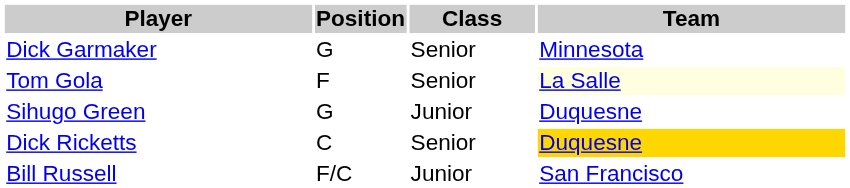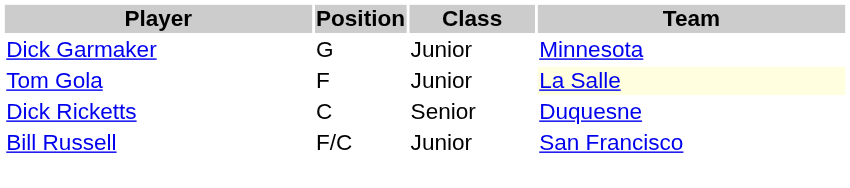(443, 49) Senior -> (441, 49) Junior
(443, 80) Senior -> (441, 80) Junior
- row: (76, 111)
(591, 142) gold background -> (591, 111) no background
